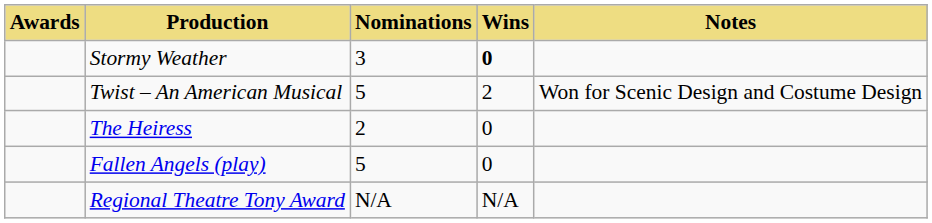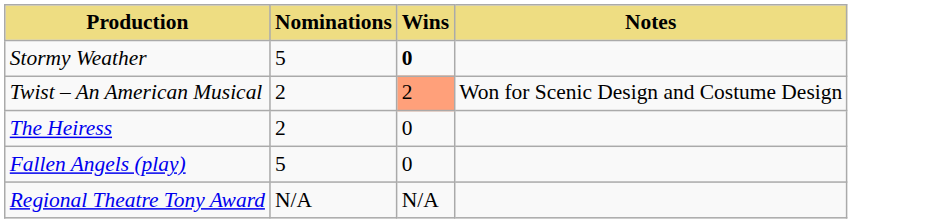- column: (45, 22)
(360, 57) 3 -> (280, 57) 5
(360, 93) 5 -> (280, 93) 2
(487, 93) no background -> (407, 93) lightsalmon background
